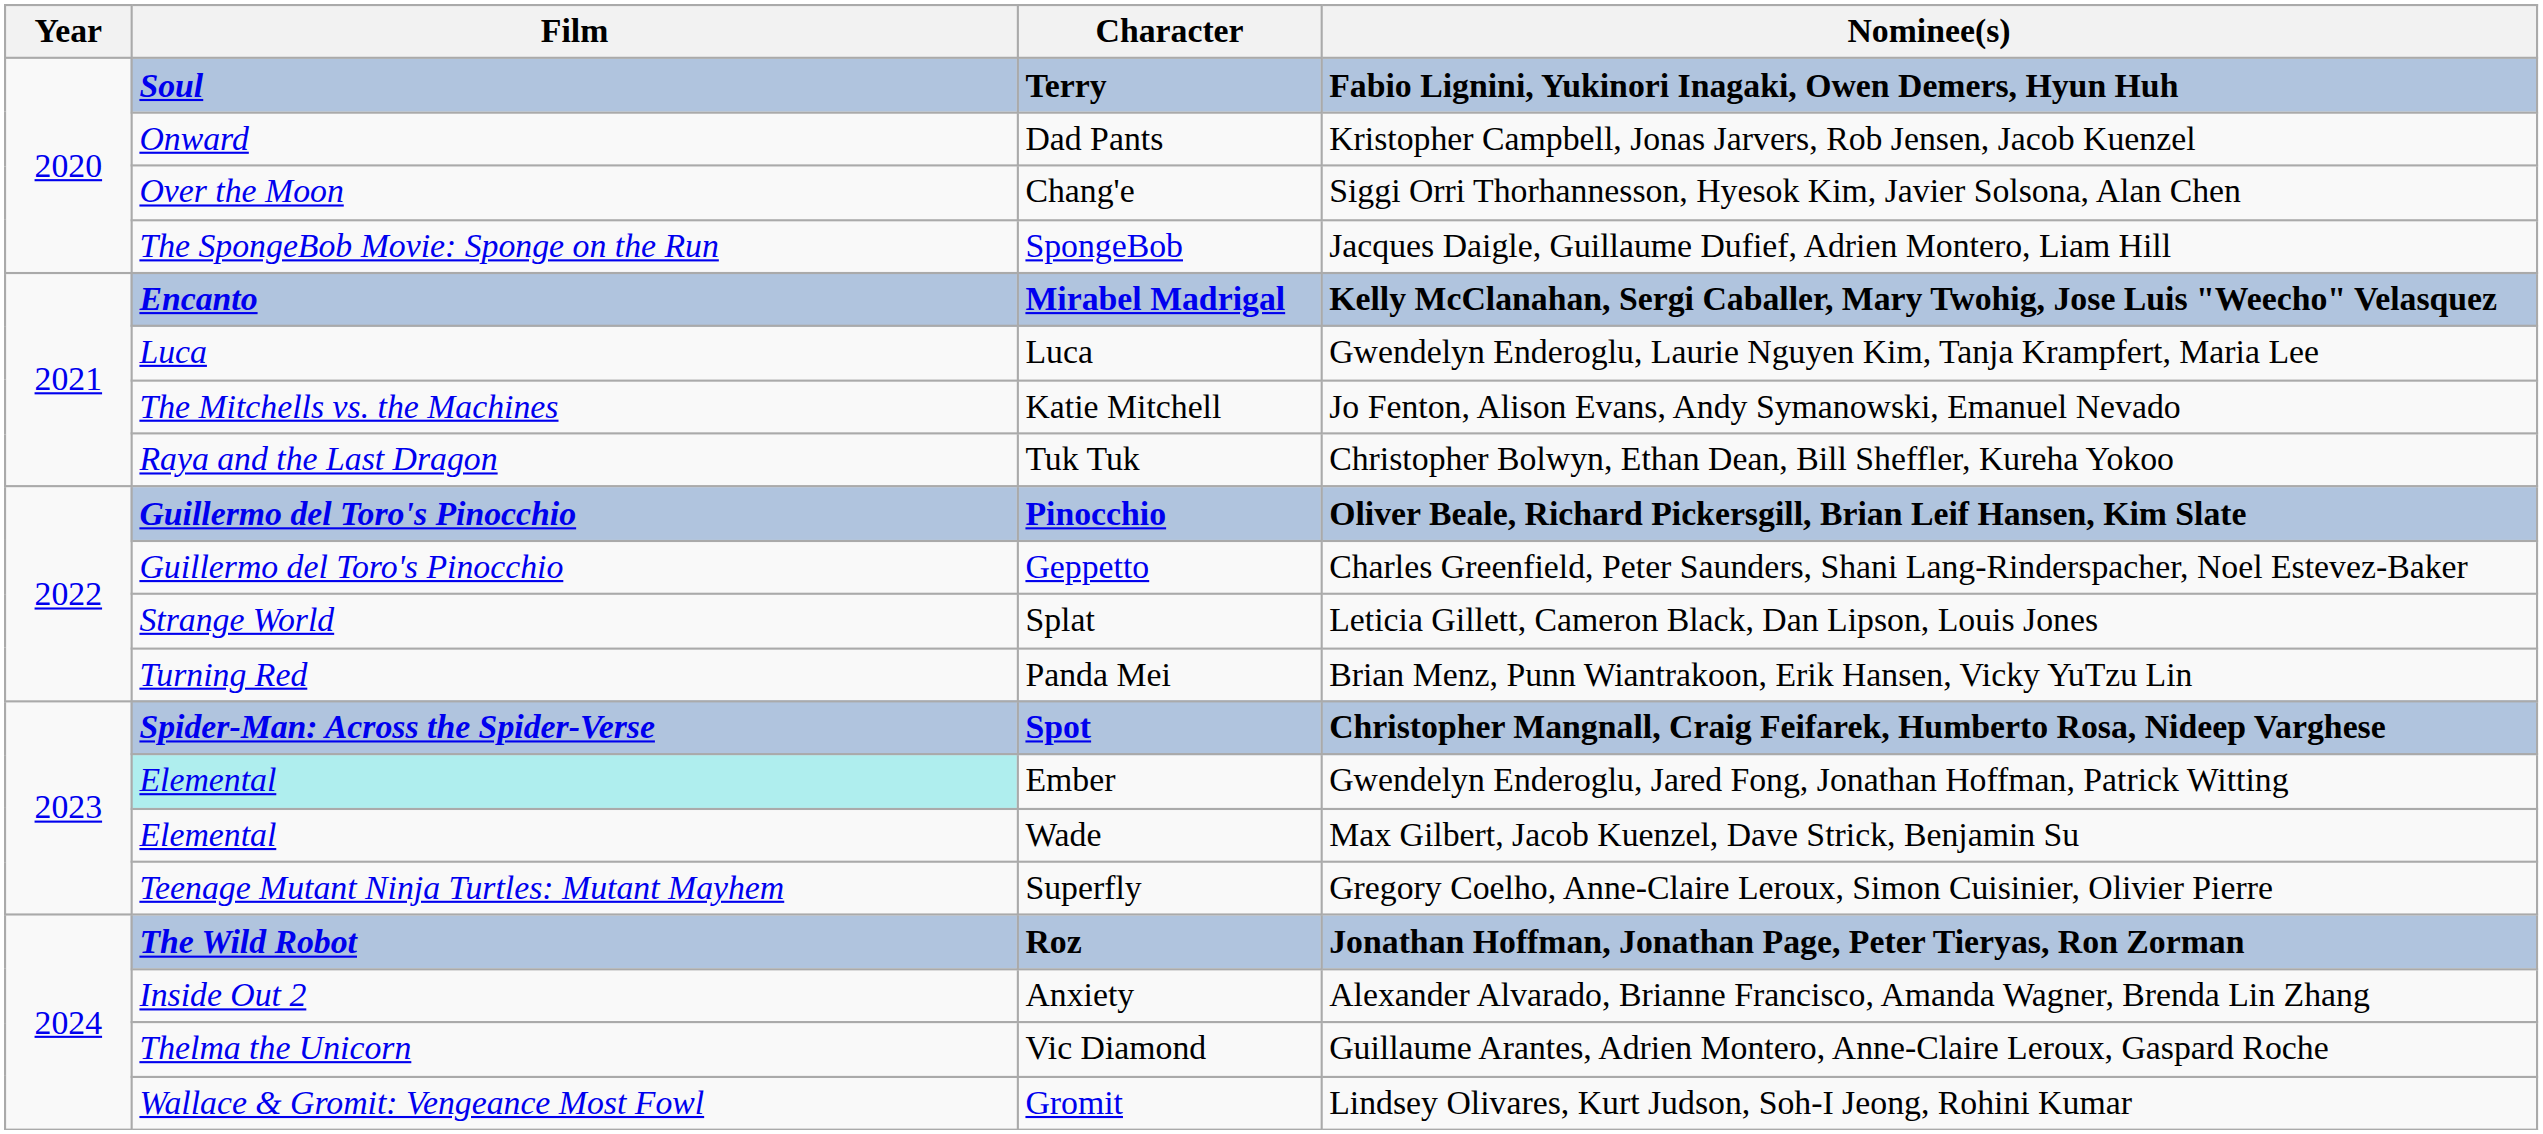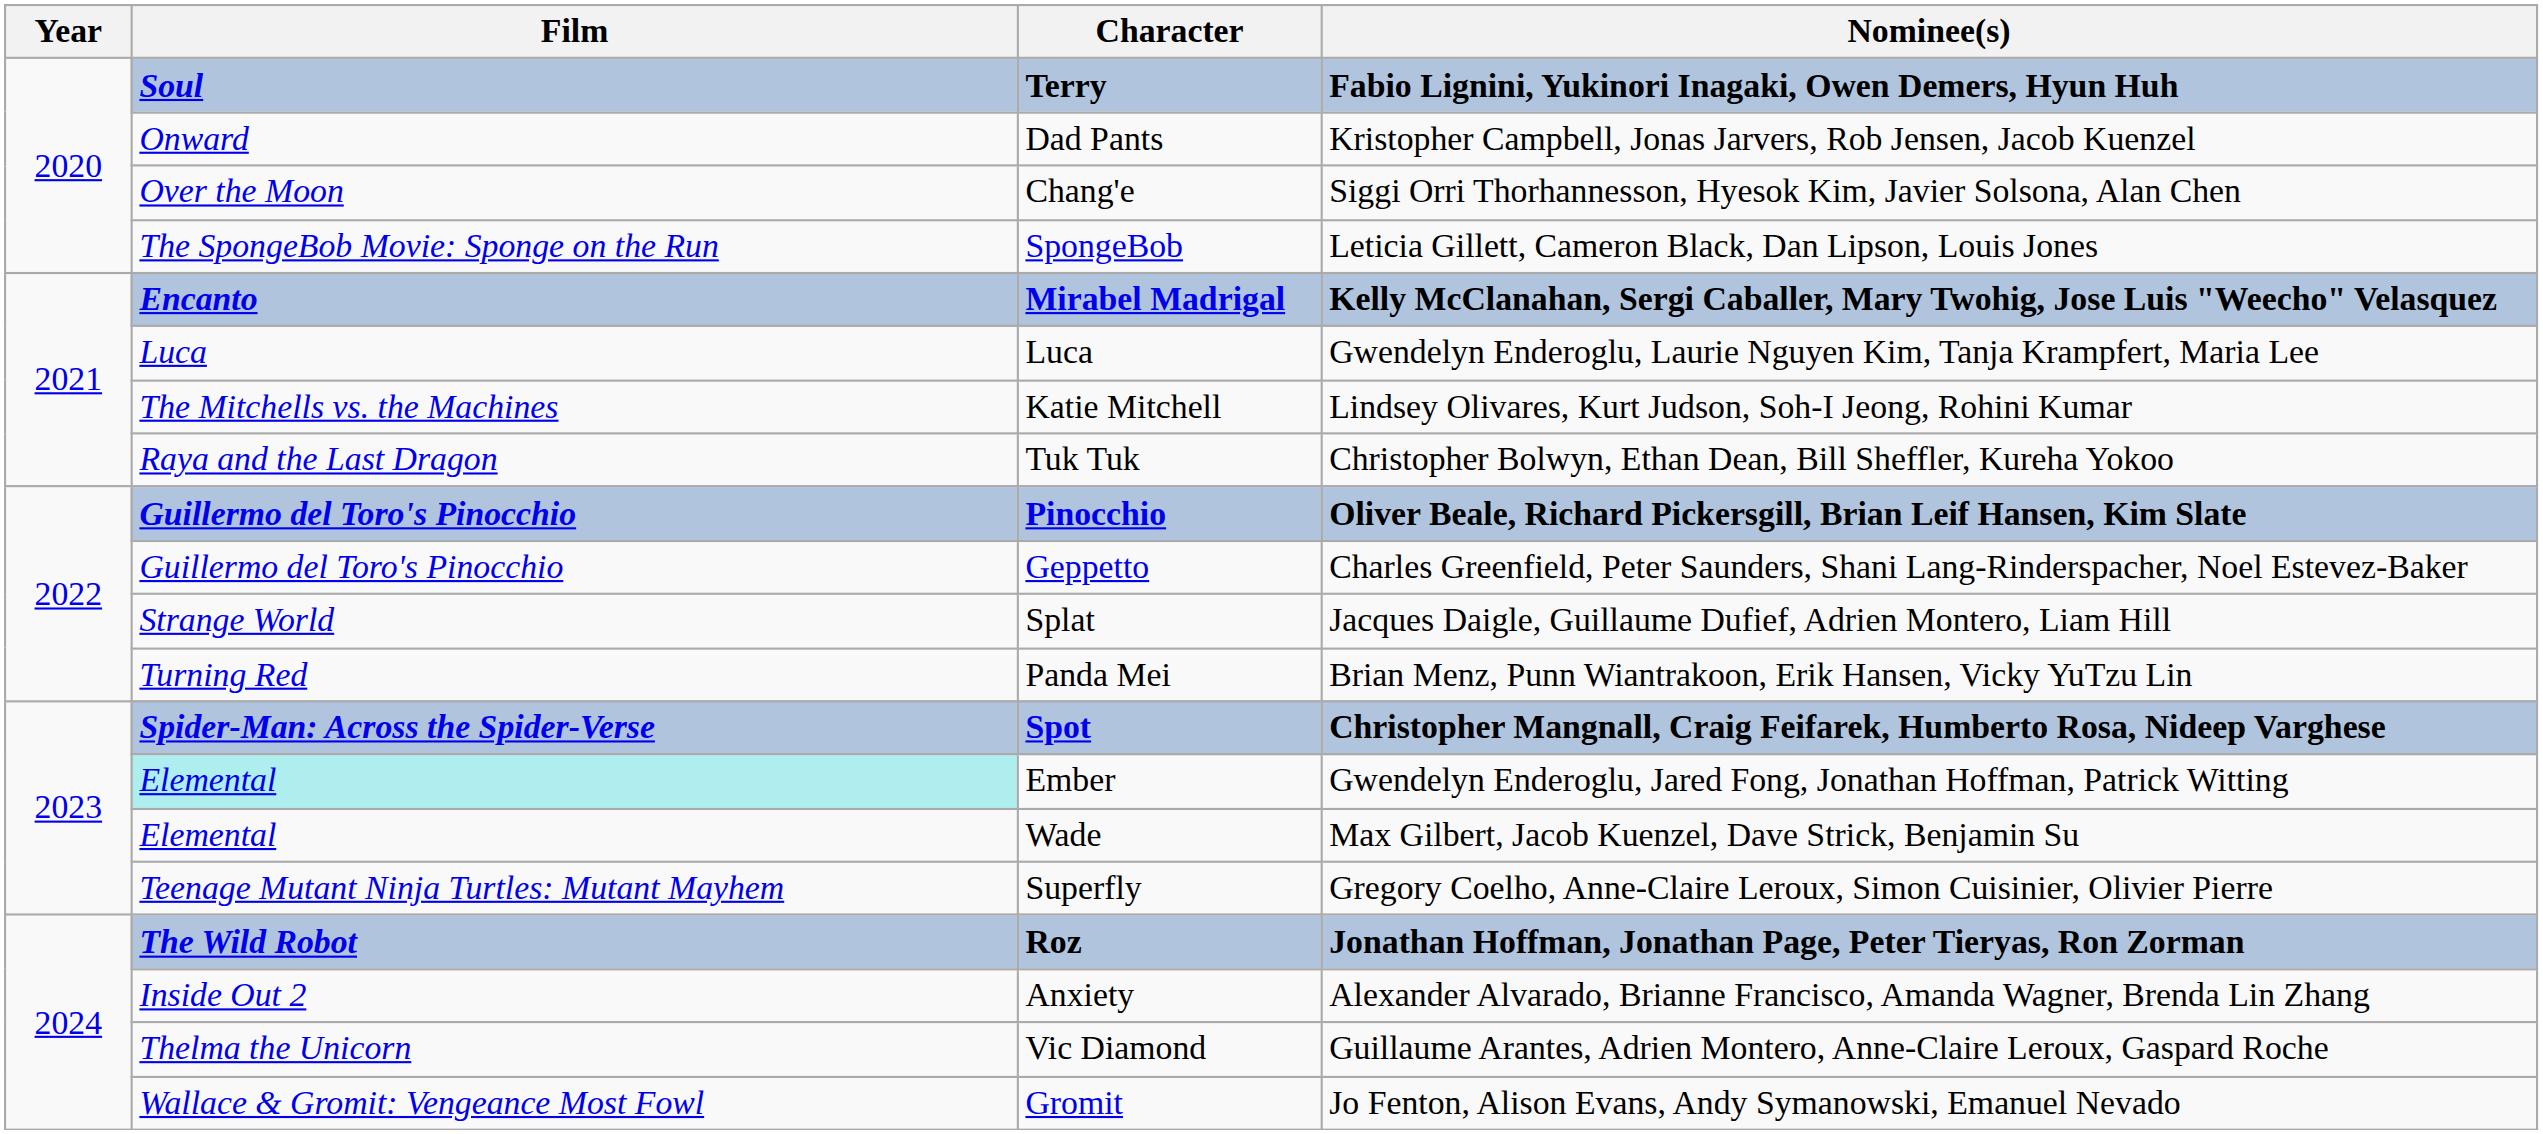(1750, 245) Jacques Daigle, Guillaume Dufief, Adrien Montero, Liam Hill -> (1714, 245) Leticia Gillett, Cameron Black, Dan Lipson, Louis Jones
(1755, 406) Jo Fenton, Alison Evans, Andy Symanowski, Emanuel Nevado -> (1731, 406) Lindsey Olivares, Kurt Judson, Soh-I Jeong, Rohini Kumar
(1714, 620) Leticia Gillett, Cameron Black, Dan Lipson, Louis Jones -> (1750, 620) Jacques Daigle, Guillaume Dufief, Adrien Montero, Liam Hill
(1731, 1102) Lindsey Olivares, Kurt Judson, Soh-I Jeong, Rohini Kumar -> (1755, 1102) Jo Fenton, Alison Evans, Andy Symanowski, Emanuel Nevado
